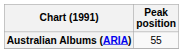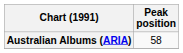(156, 40) 55 -> (156, 40) 58
